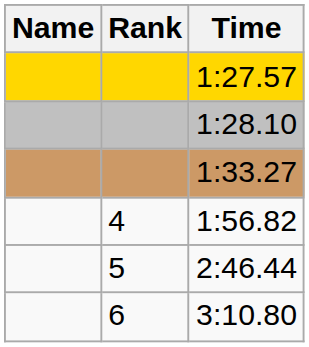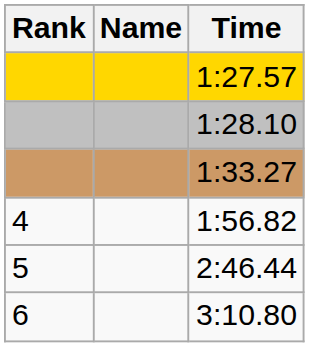columns swapped: (145, 28) <-> (53, 28)
